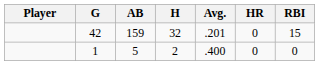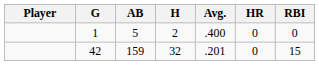rows swapped: (95, 32) <-> (95, 51)
